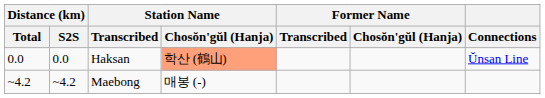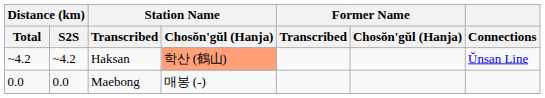(16, 59) 0.0 -> (19, 59) ~4.2
(61, 59) 0.0 -> (64, 59) ~4.2
(19, 82) ~4.2 -> (16, 82) 0.0
(64, 82) ~4.2 -> (61, 82) 0.0
